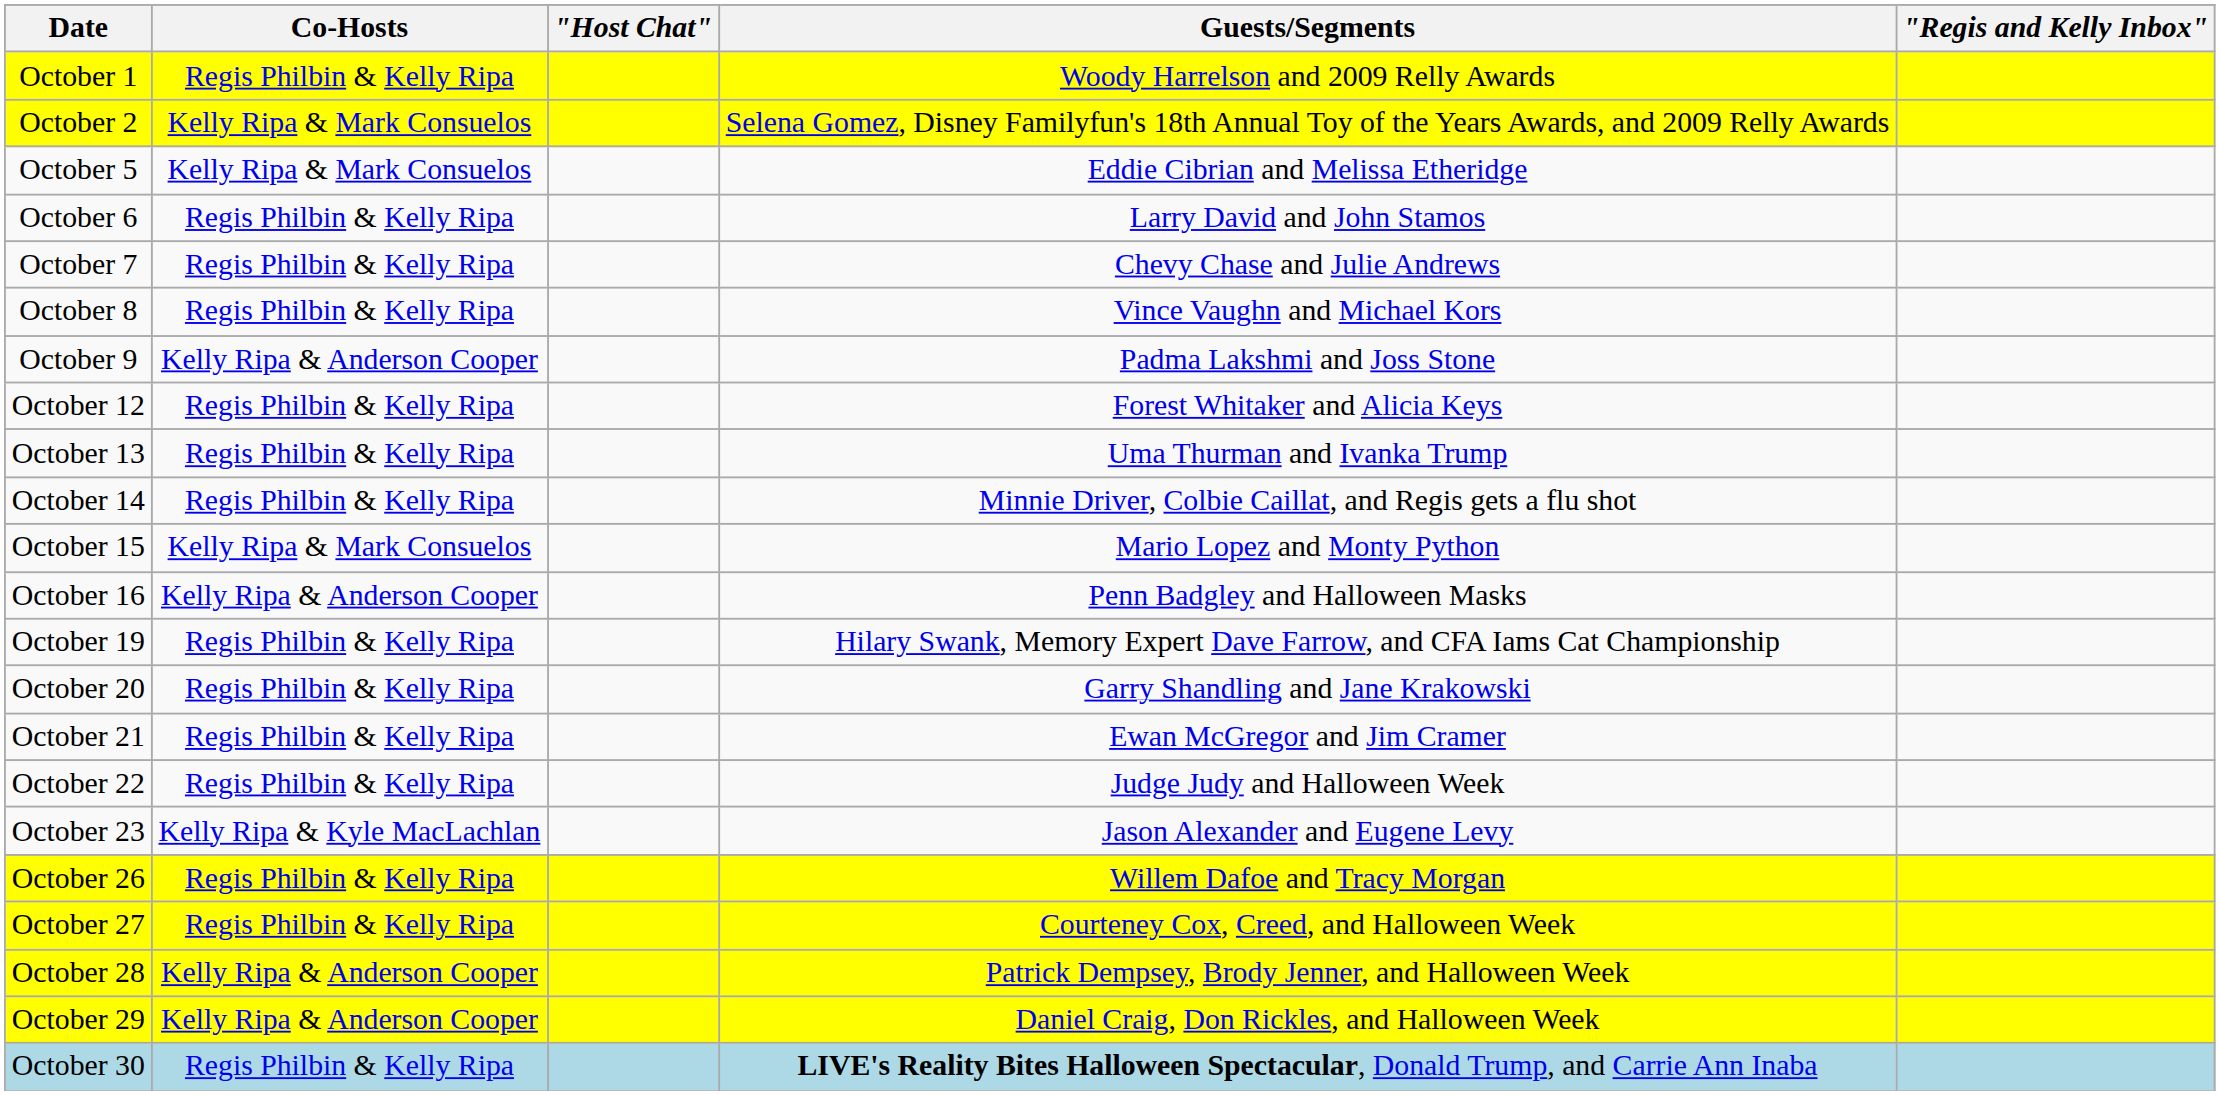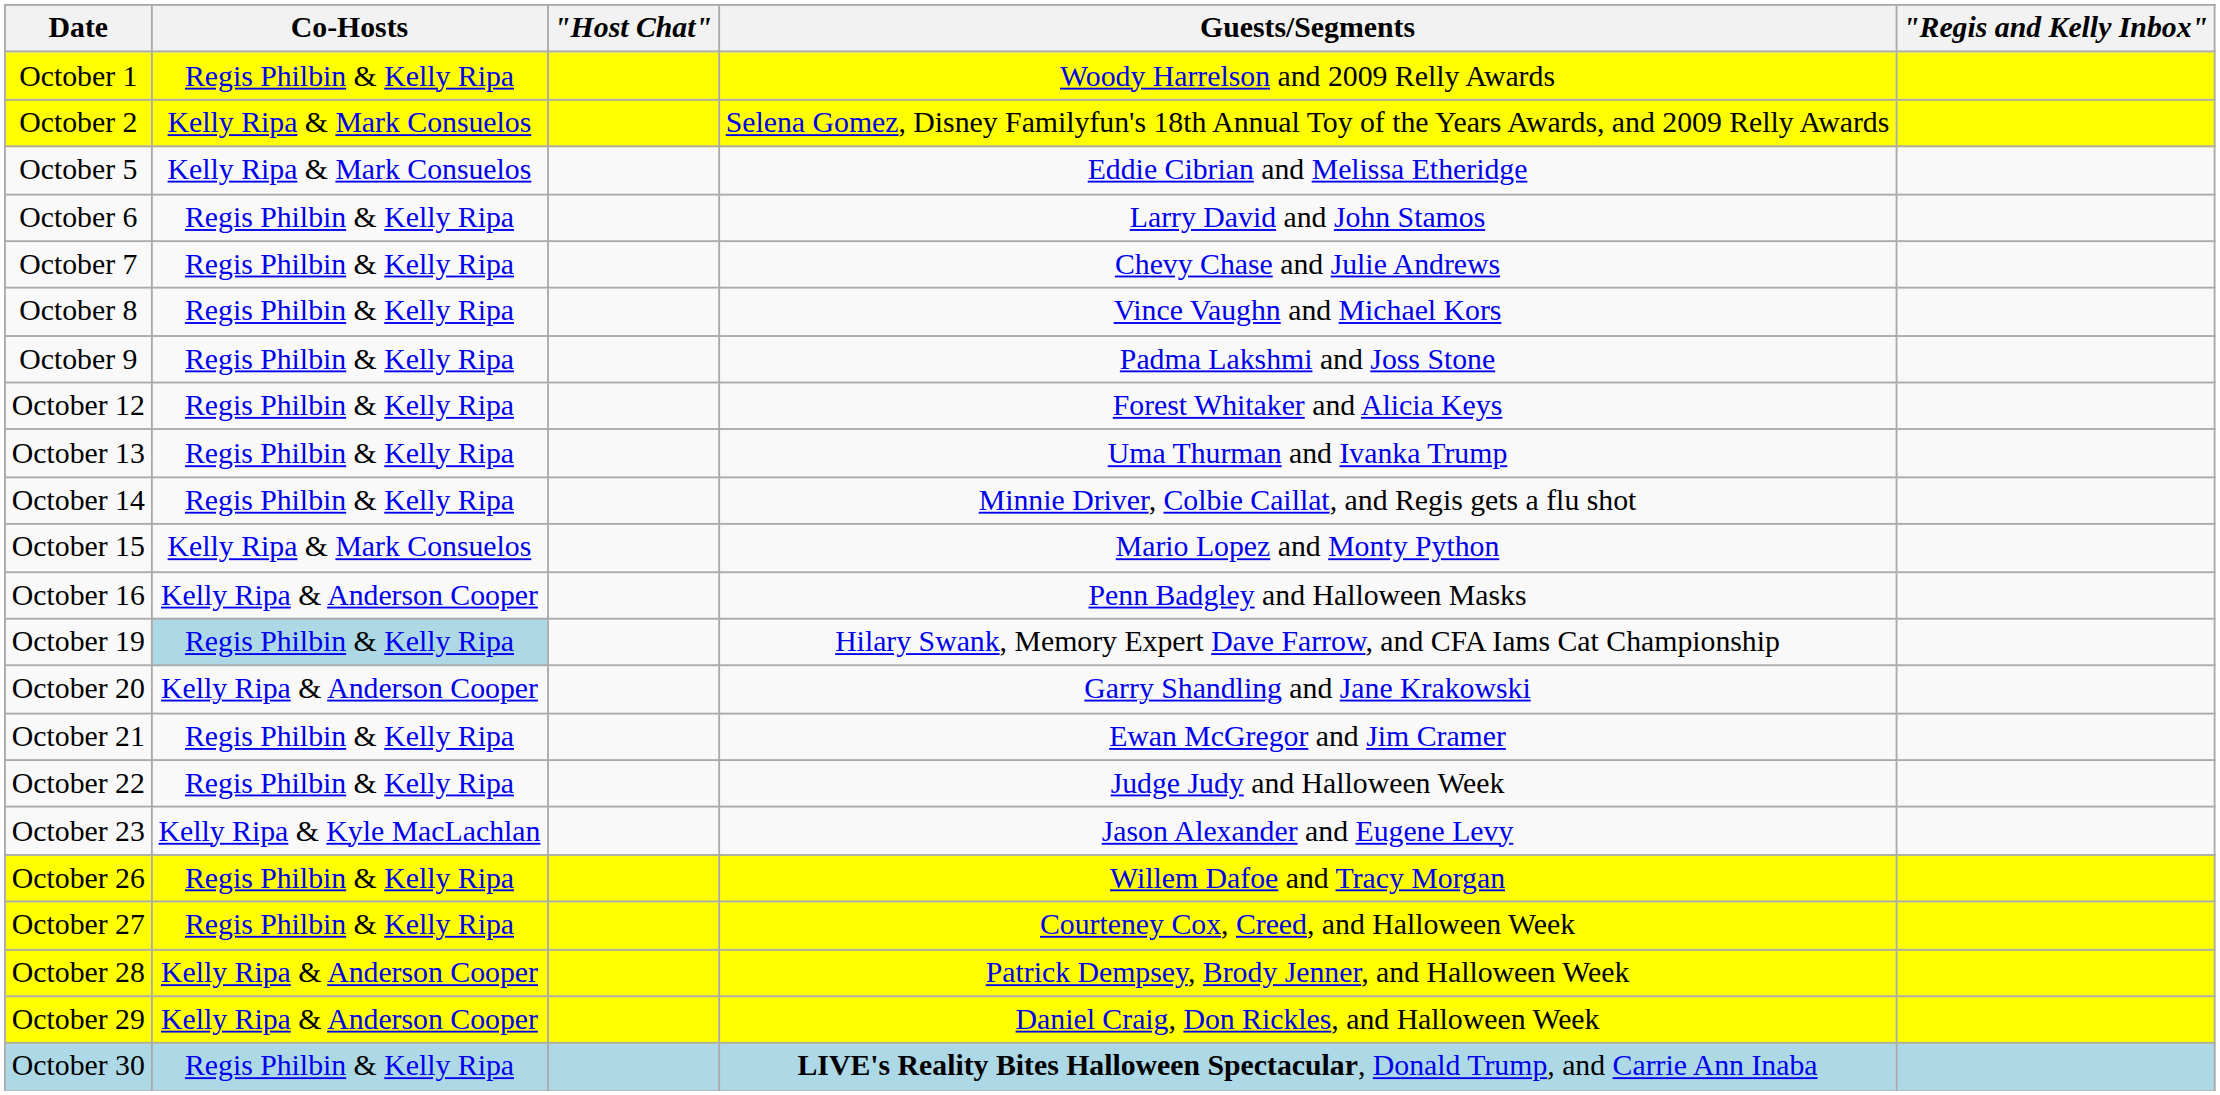(349, 358) Kelly Ripa & Anderson Cooper -> (349, 358) Regis Philbin & Kelly Ripa
(349, 641) no background -> (349, 641) lightblue background
(349, 688) Regis Philbin & Kelly Ripa -> (349, 688) Kelly Ripa & Anderson Cooper
